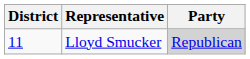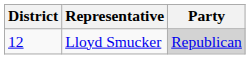(16, 41) 11 -> (16, 41) 12
